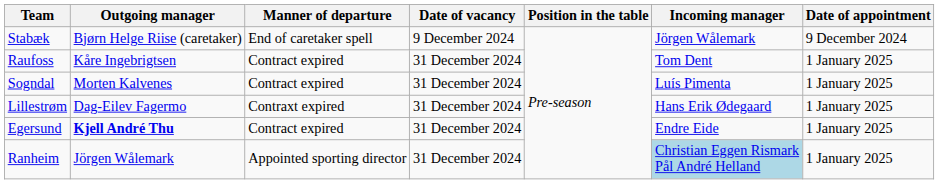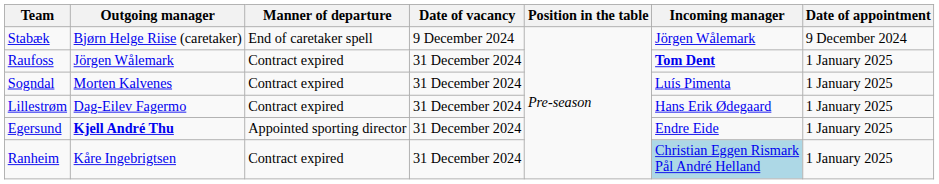(125, 60) Kåre Ingebrigtsen -> (124, 60) Jörgen Wålemark
(684, 60) normal -> (685, 60) bold
(296, 106) Contraxt expired -> (296, 106) Contract expired
(296, 128) Contract expired -> (327, 128) Appointed sporting director
(124, 159) Jörgen Wålemark -> (125, 159) Kåre Ingebrigtsen
(327, 159) Appointed sporting director -> (296, 159) Contract expired
